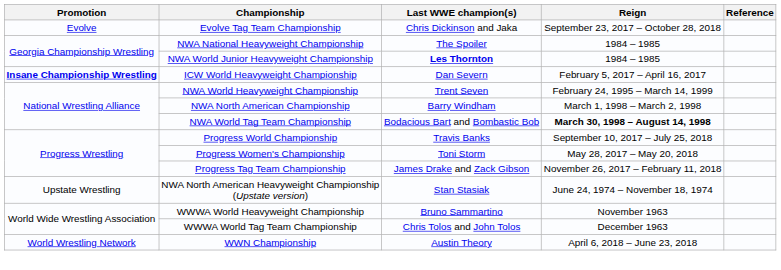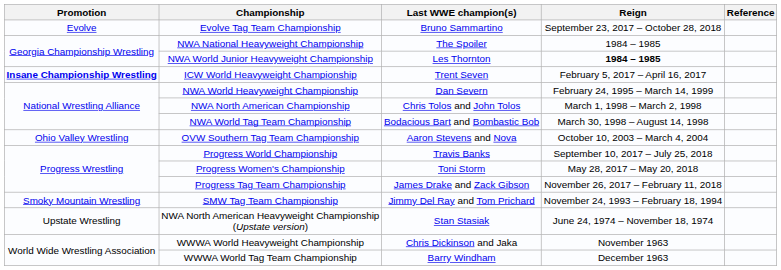(462, 28) Chris Dickinson and Jaka -> (462, 28) Bruno Sammartino
(462, 59) bold -> (462, 59) normal
(633, 59) normal -> (633, 59) bold
(462, 75) Dan Severn -> (462, 75) Trent Seven
(462, 91) Trent Seven -> (462, 91) Dan Severn
(462, 106) Barry Windham -> (462, 106) Chris Tolos and John Tolos
(633, 122) bold -> (633, 122) normal
+ row: (270, 137)
+ row: (270, 200)
(462, 211) Bruno Sammartino -> (462, 242) Chris Dickinson and Jaka
(462, 227) Chris Tolos and John Tolos -> (462, 258) Barry Windham
- row: (270, 242)
